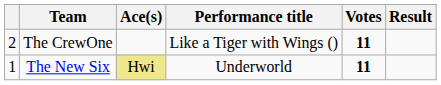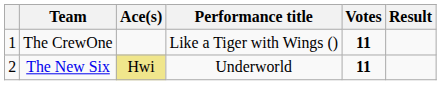(12, 42) 2 -> (12, 42) 1
(12, 67) 1 -> (12, 67) 2
